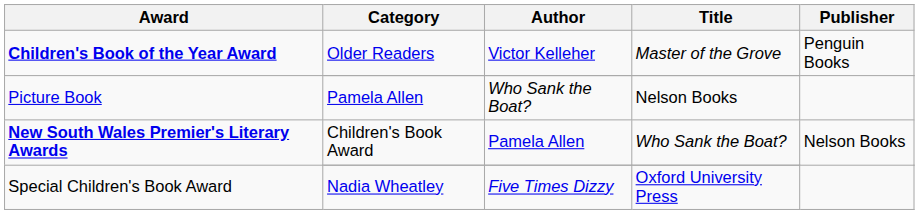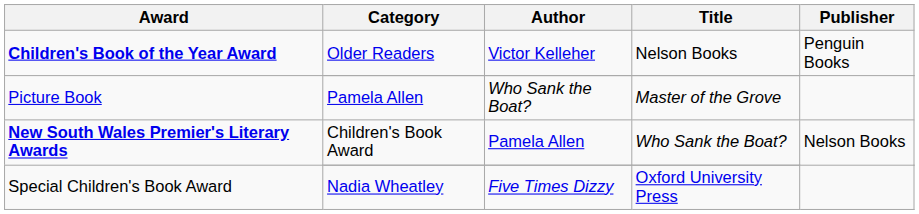(708, 52) Master of the Grove -> (686, 52) Nelson Books
(686, 97) Nelson Books -> (708, 97) Master of the Grove
